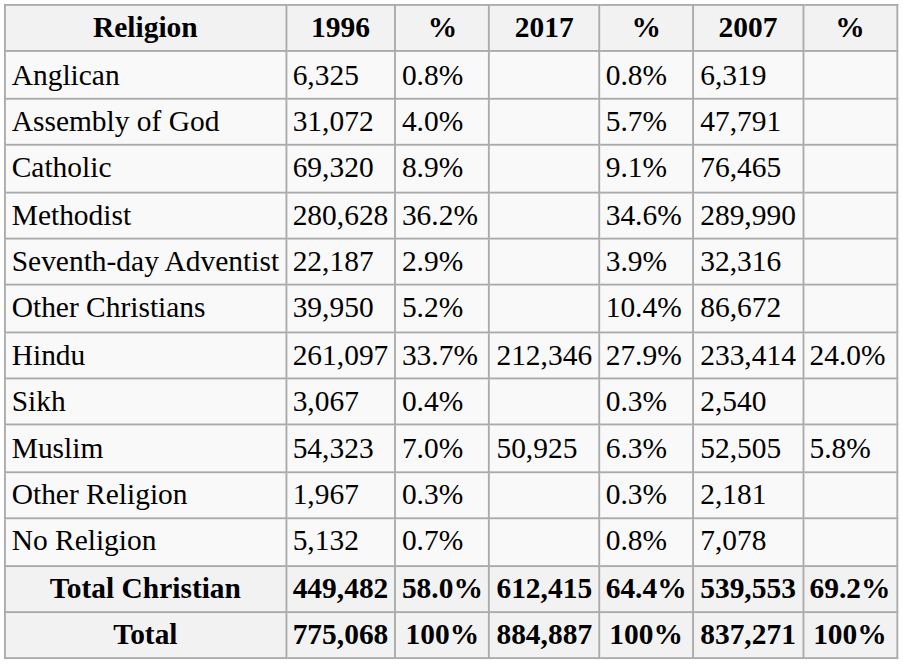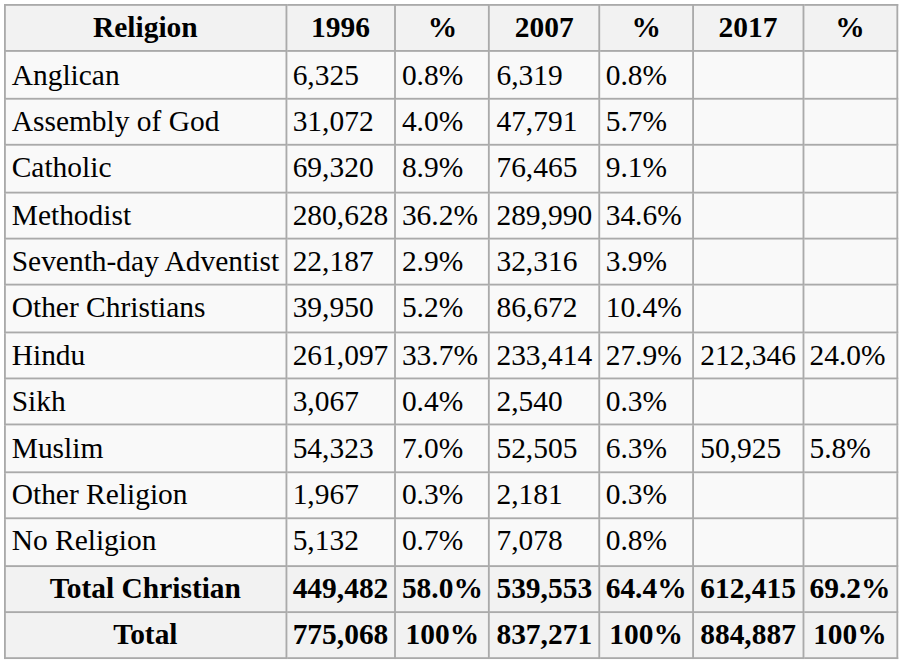columns swapped: (748, 27) <-> (544, 27)
